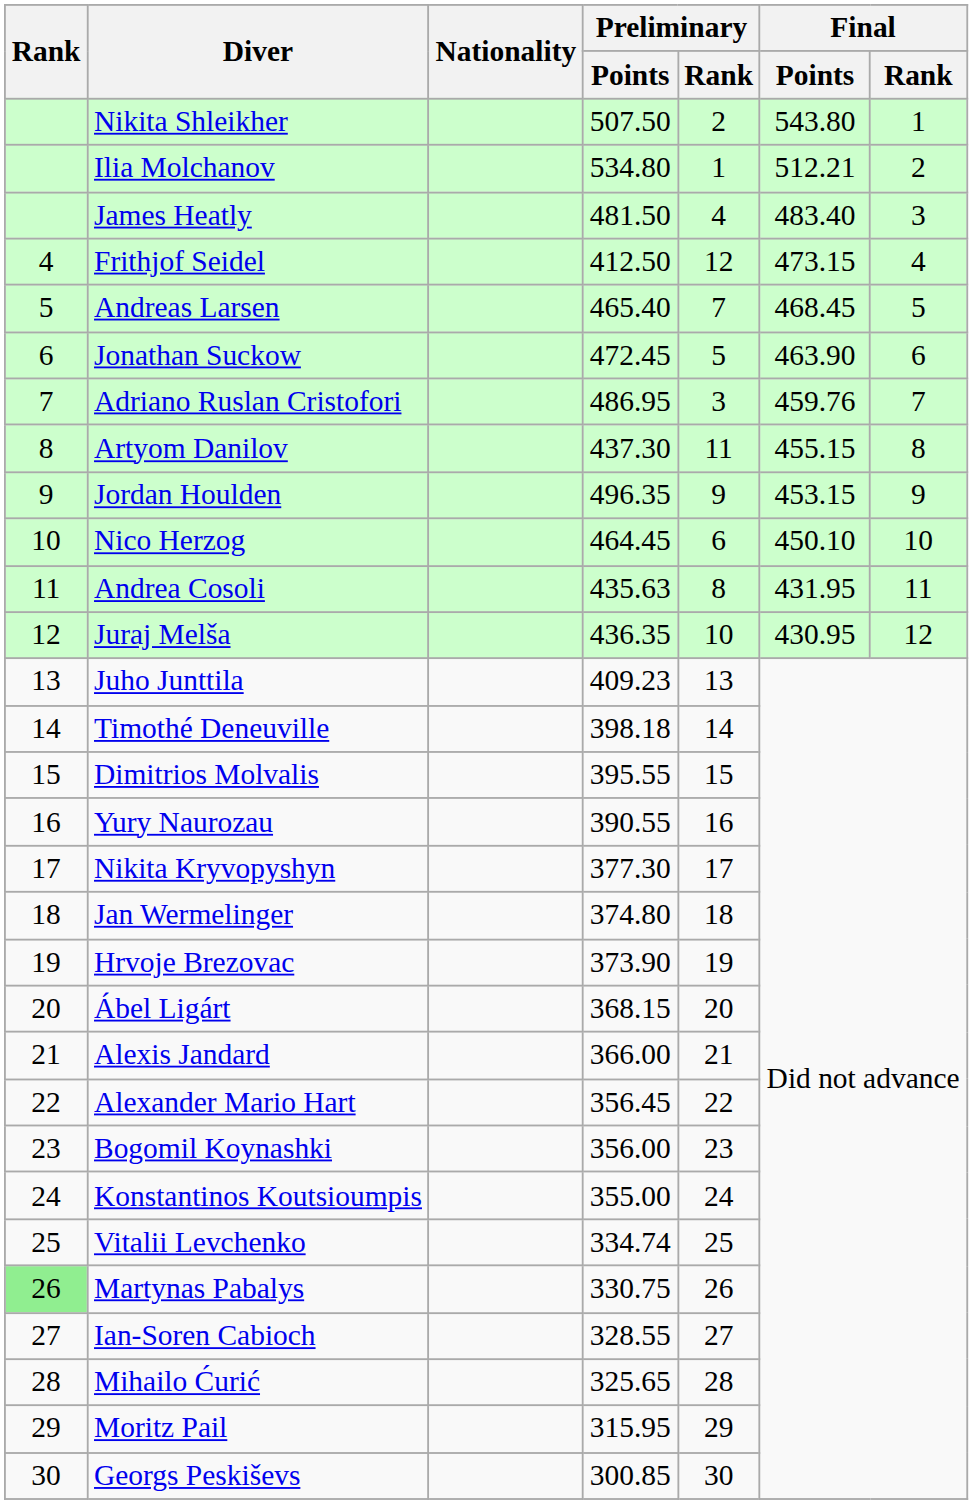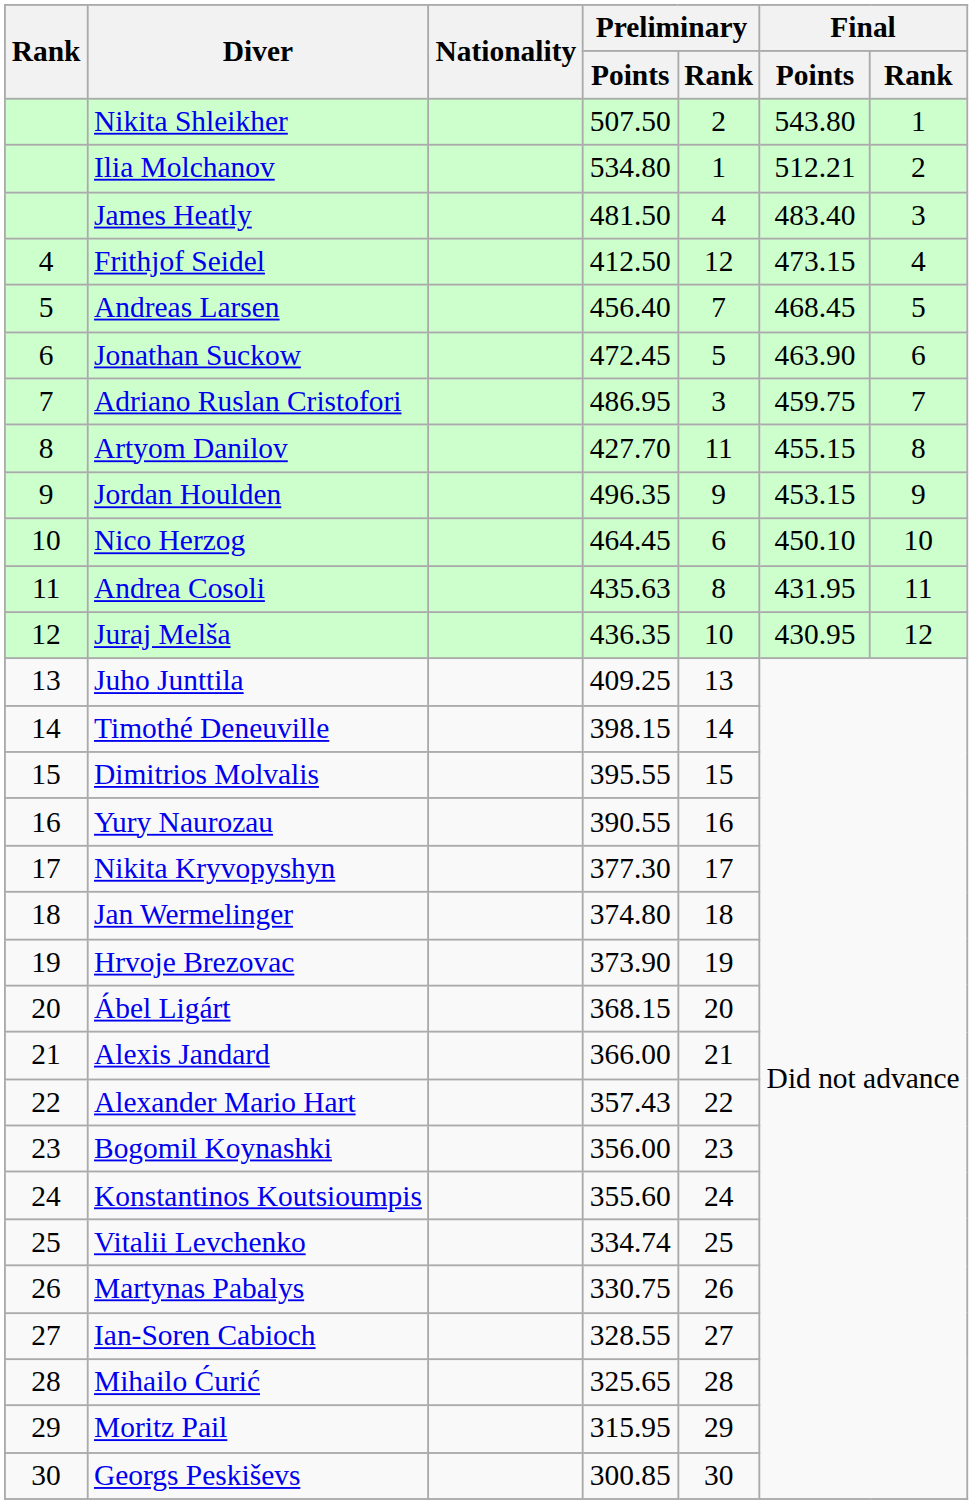(630, 307) 465.40 -> (630, 307) 456.40
(815, 401) 459.76 -> (815, 401) 459.75
(630, 448) 437.30 -> (630, 448) 427.70
(630, 681) 409.23 -> (630, 681) 409.25
(630, 728) 398.18 -> (630, 728) 398.15
(630, 1101) 356.45 -> (630, 1101) 357.43
(630, 1195) 355.00 -> (630, 1195) 355.60
(46, 1288) lightgreen background -> (46, 1288) no background
